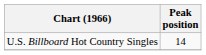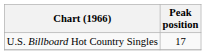(181, 41) 14 -> (181, 41) 17
